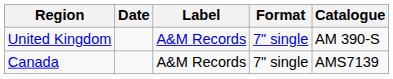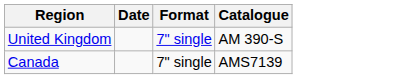- column: (201, 16)
